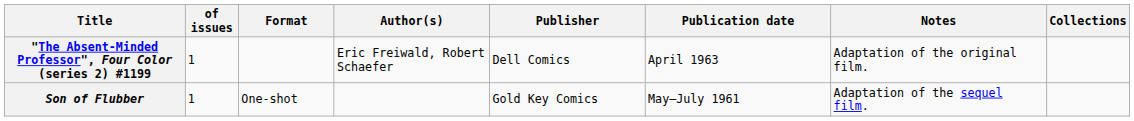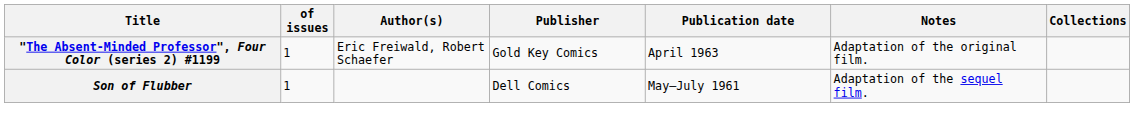- column: (286, 21)
(531, 60) Dell Comics -> (545, 53) Gold Key Comics
(545, 99) Gold Key Comics -> (531, 86) Dell Comics
